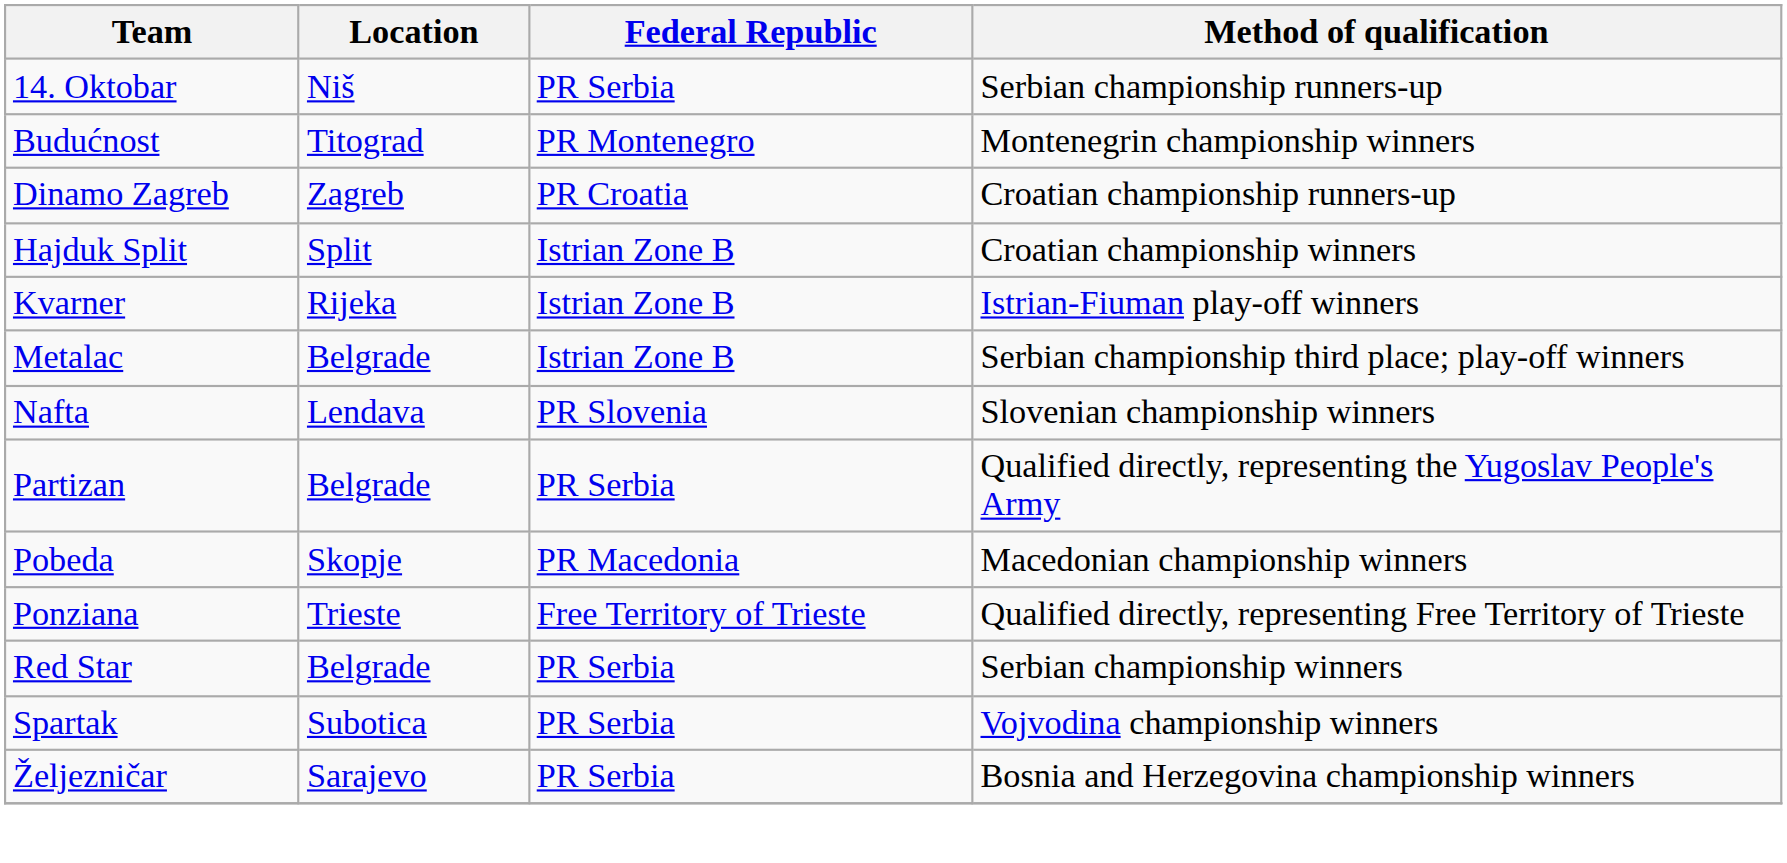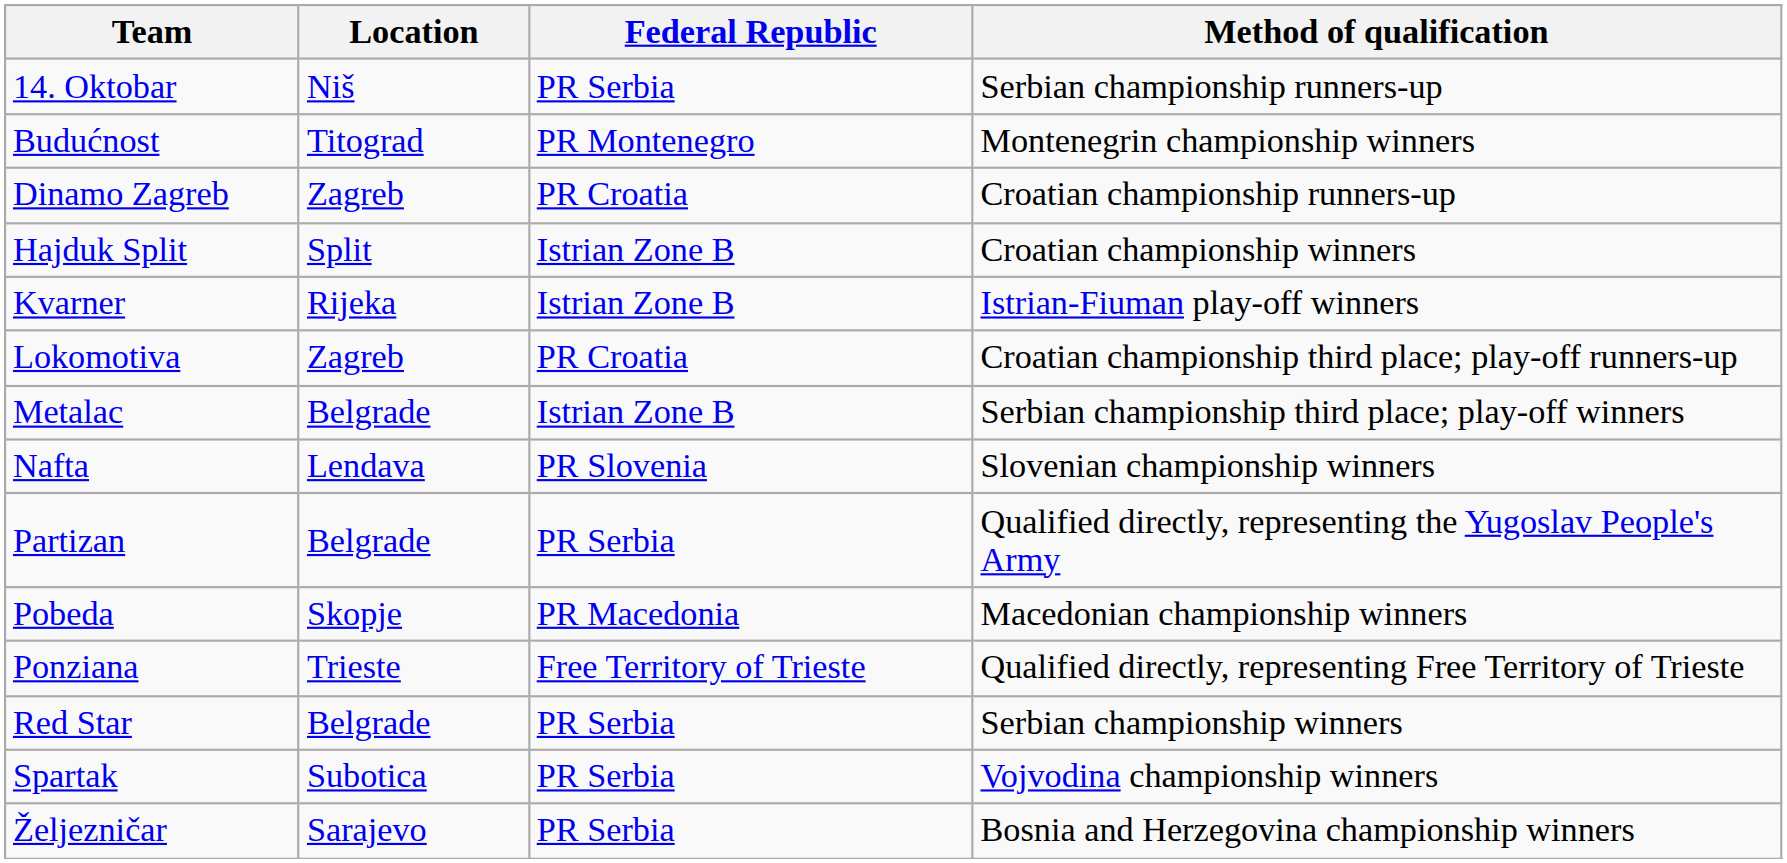+ row: (97, 357)
